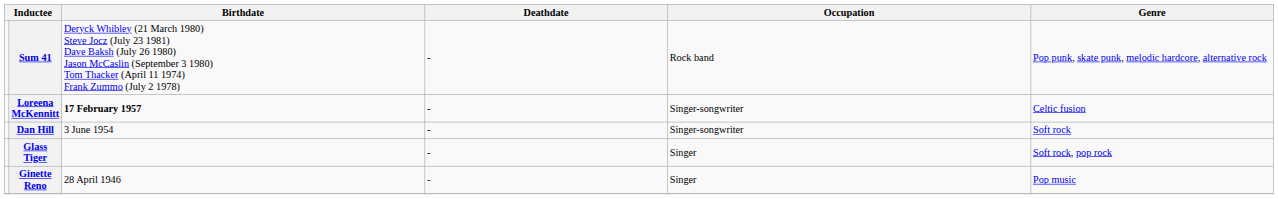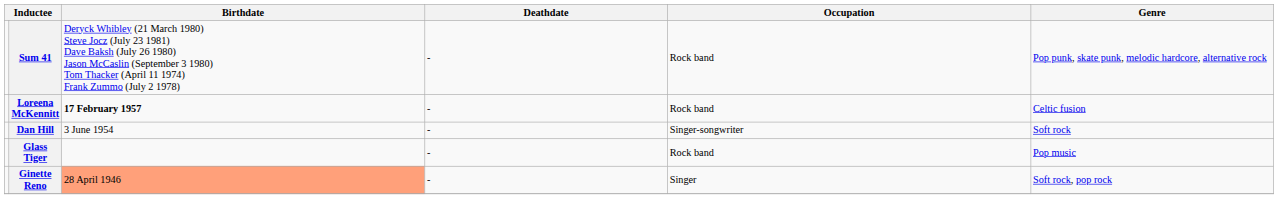(707, 108) Singer-songwriter -> (692, 108) Rock band
(683, 152) Singer -> (692, 152) Rock band
(1073, 152) Soft rock, pop rock -> (1055, 152) Pop music
(92, 180) no background -> (92, 180) lightsalmon background
(1055, 180) Pop music -> (1073, 180) Soft rock, pop rock
